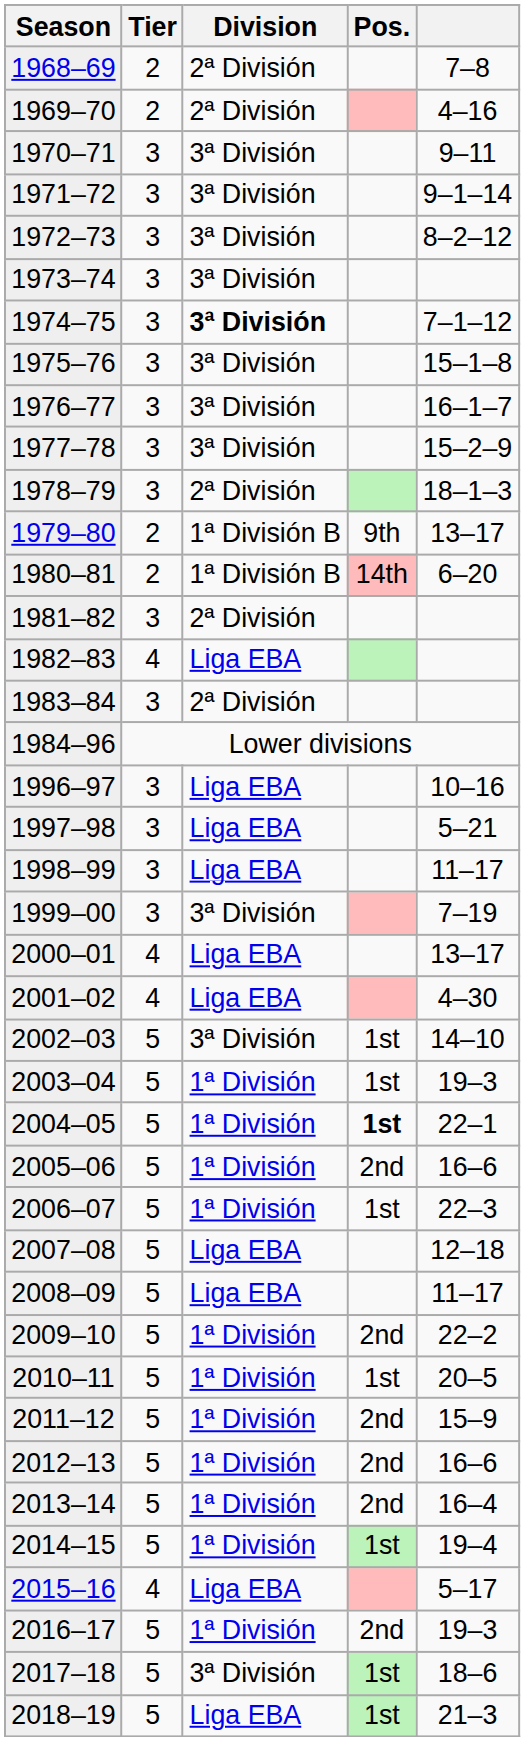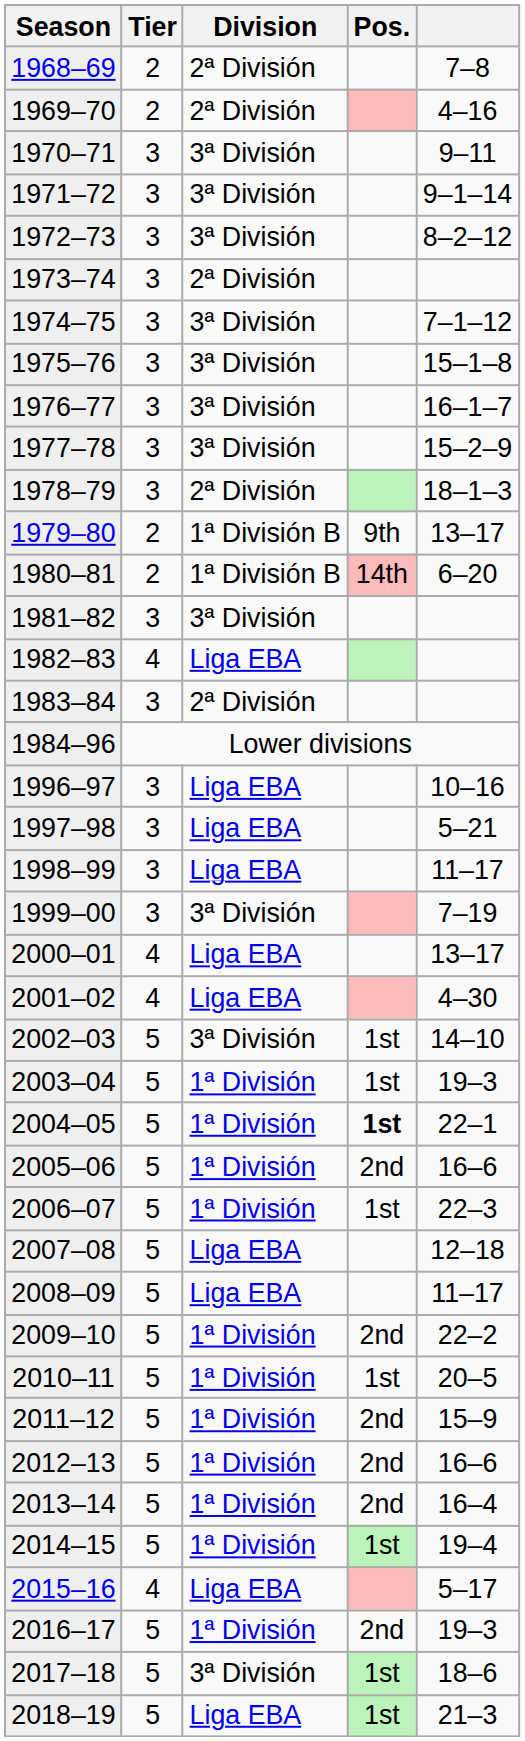(253, 279) 3ª División -> (253, 279) 2ª División
(258, 321) bold -> (253, 321) normal
(253, 617) 2ª División -> (253, 617) 3ª División
